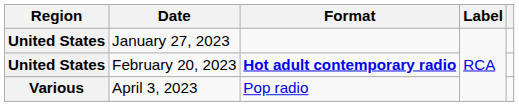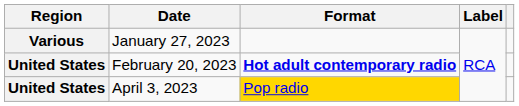(57, 40) United States -> (57, 40) Various
(57, 88) Various -> (57, 88) United States
(276, 88) no background -> (276, 88) gold background
